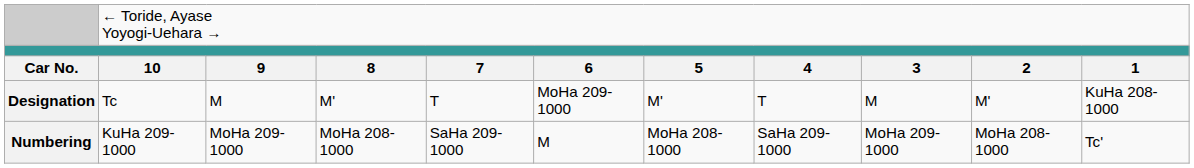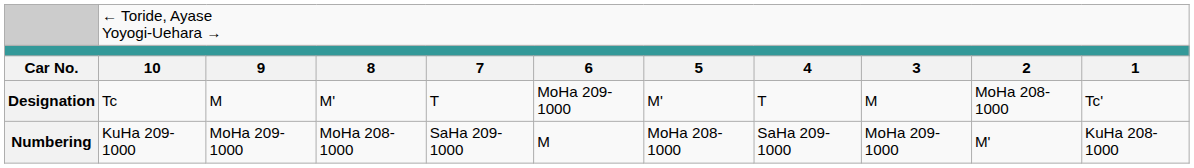(983, 100) M' -> (1013, 100) MoHa 208-1000
(1121, 100) KuHa 208-1000 -> (1094, 100) Tc'
(1013, 142) MoHa 208-1000 -> (983, 142) M'
(1094, 142) Tc' -> (1121, 142) KuHa 208-1000
